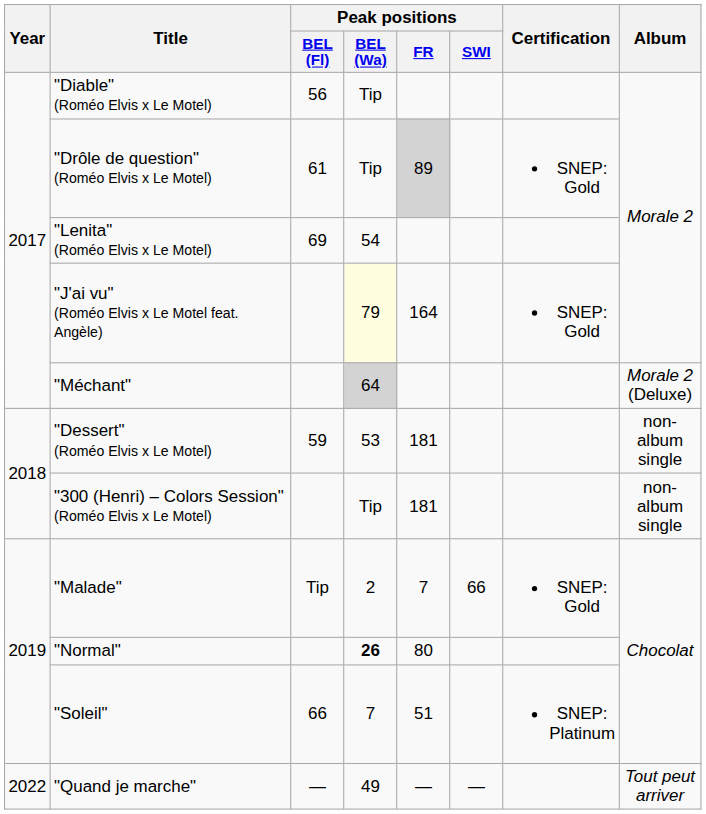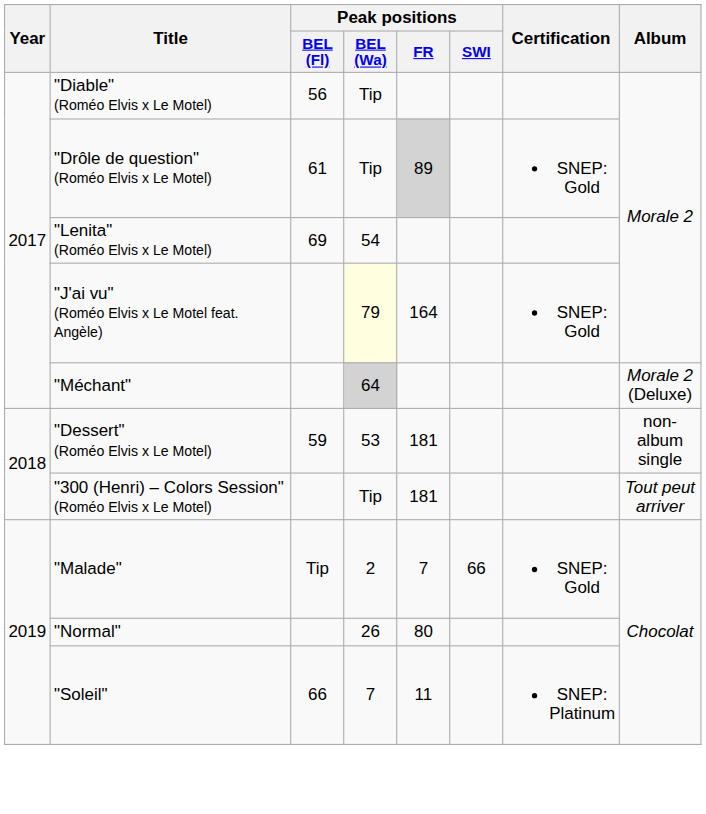(660, 505) non-album single -> (660, 496) Tout peut arriver
(370, 650) bold -> (370, 631) normal
(423, 713) 51 -> (423, 694) 11
- row: (125, 786)
